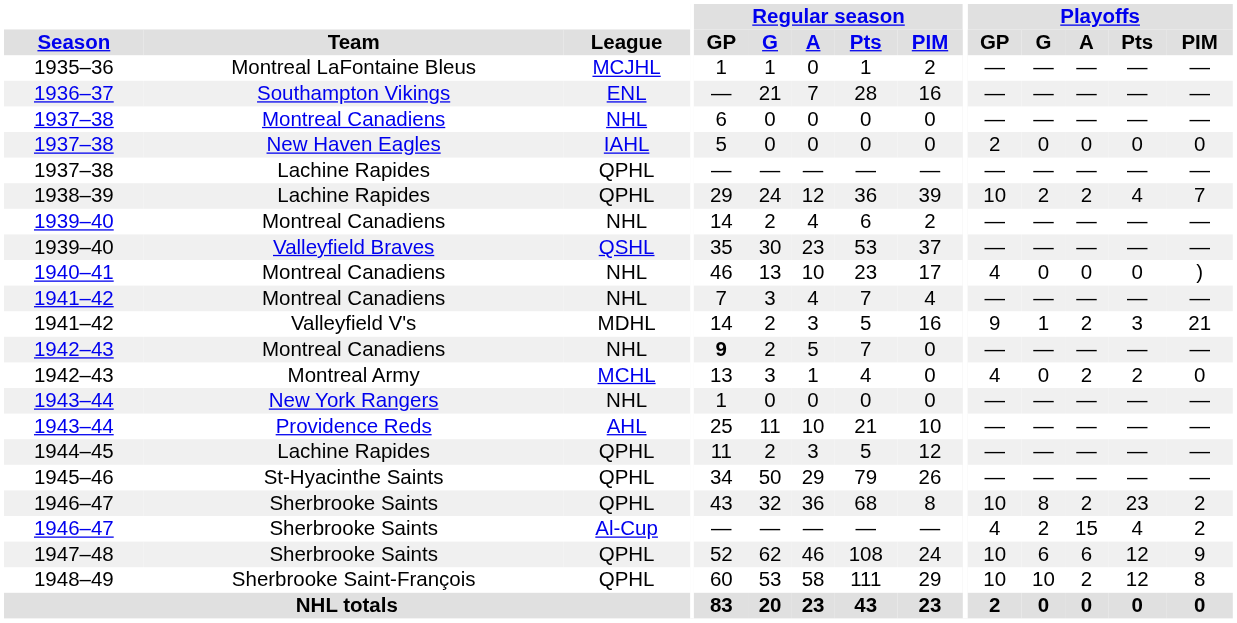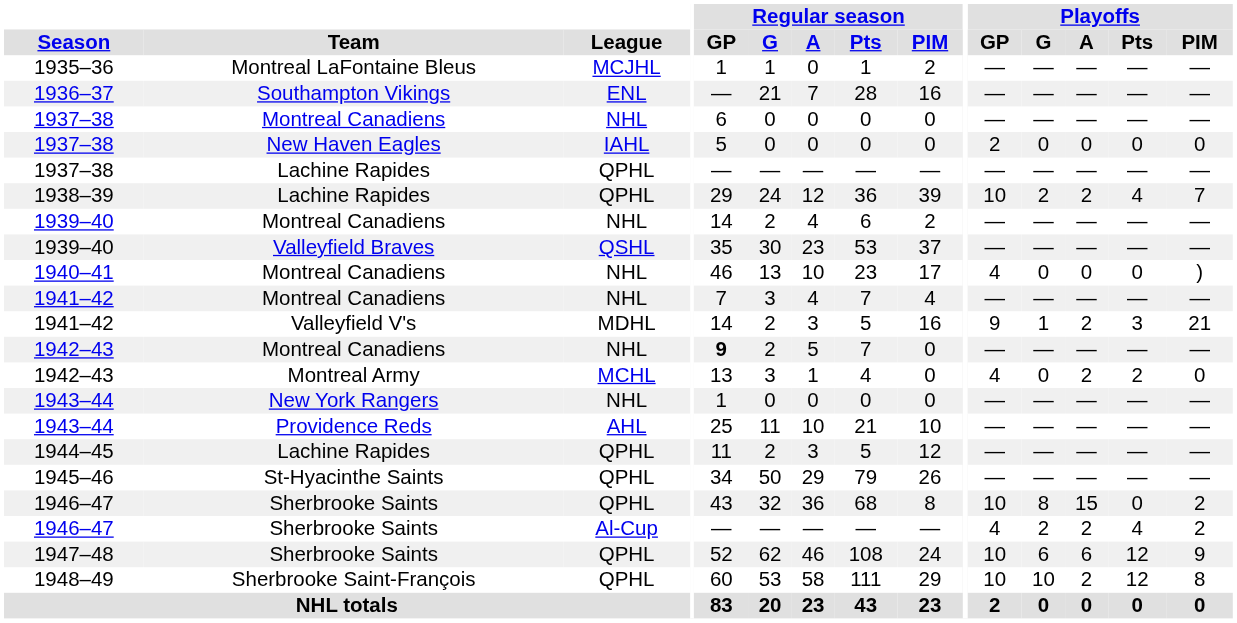(1086, 503) 2 -> (1086, 503) 15
(1137, 503) 23 -> (1137, 503) 0
(1086, 528) 15 -> (1086, 528) 2
